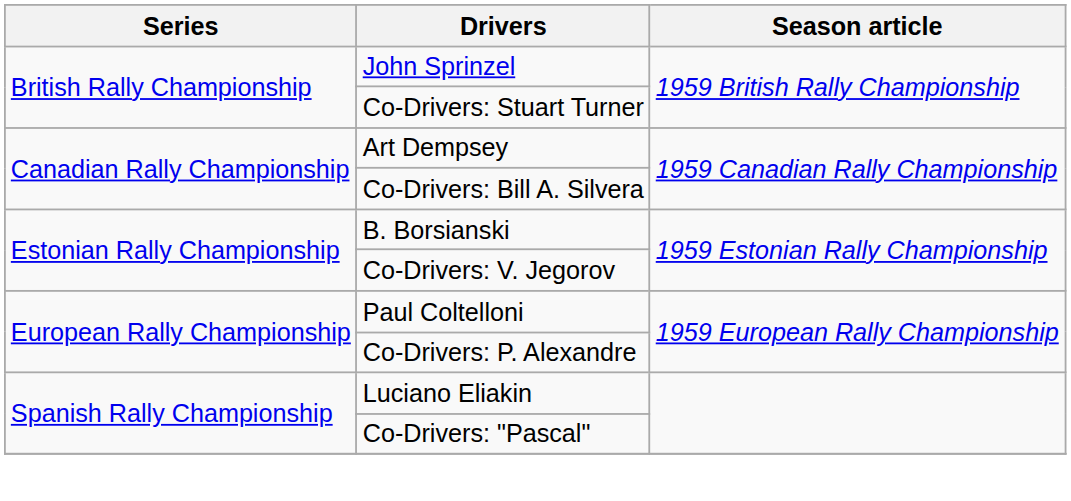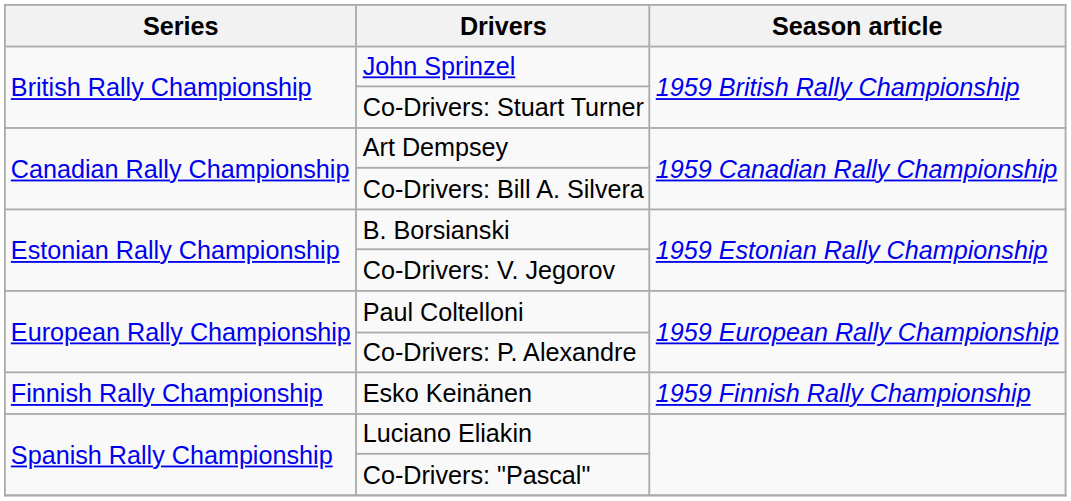+ row: (447, 393)
